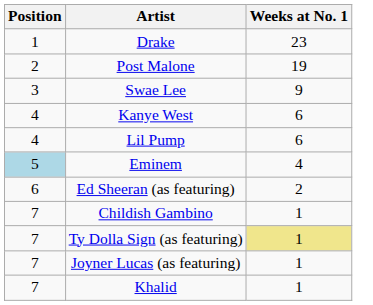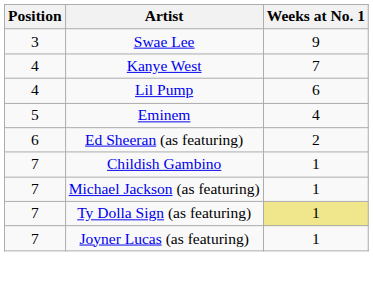- row: (156, 41)
- row: (156, 66)
(299, 115) 6 -> (316, 66) 7
(35, 164) lightblue background -> (35, 115) no background
+ row: (164, 189)
- row: (156, 287)
